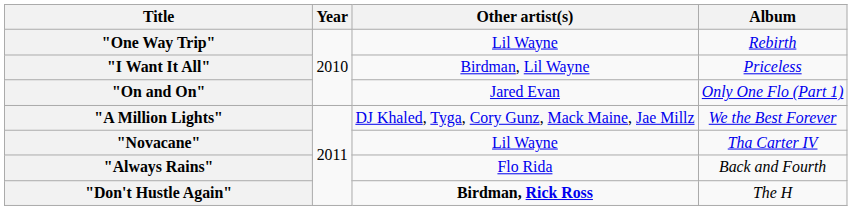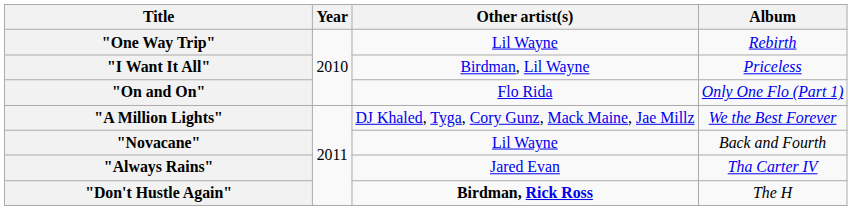(525, 92) Jared Evan -> (525, 92) Flo Rida
(773, 142) Tha Carter IV -> (773, 142) Back and Fourth
(525, 167) Flo Rida -> (525, 167) Jared Evan
(773, 167) Back and Fourth -> (773, 167) Tha Carter IV
